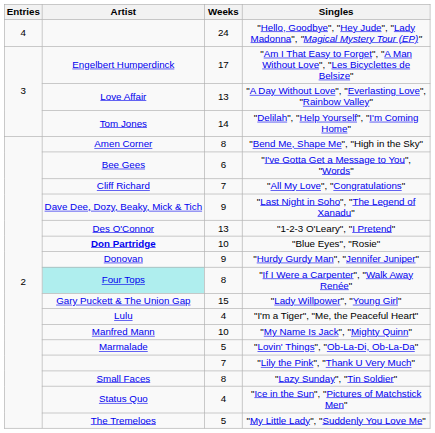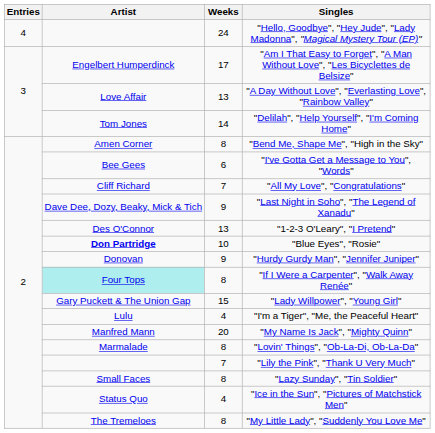(223, 332) 10 -> (223, 332) 20
(223, 347) 5 -> (223, 347) 8
(223, 420) 5 -> (223, 420) 8
